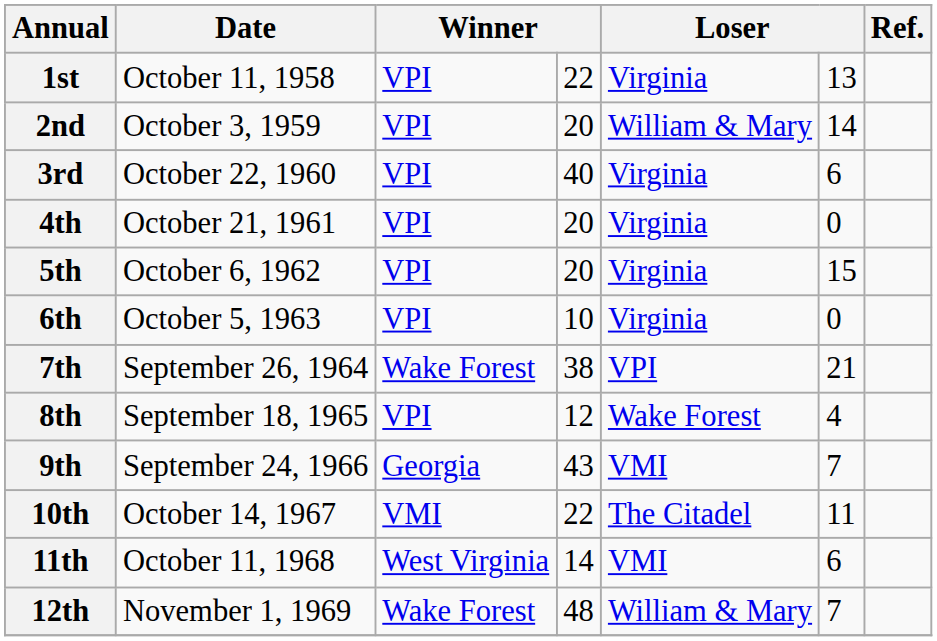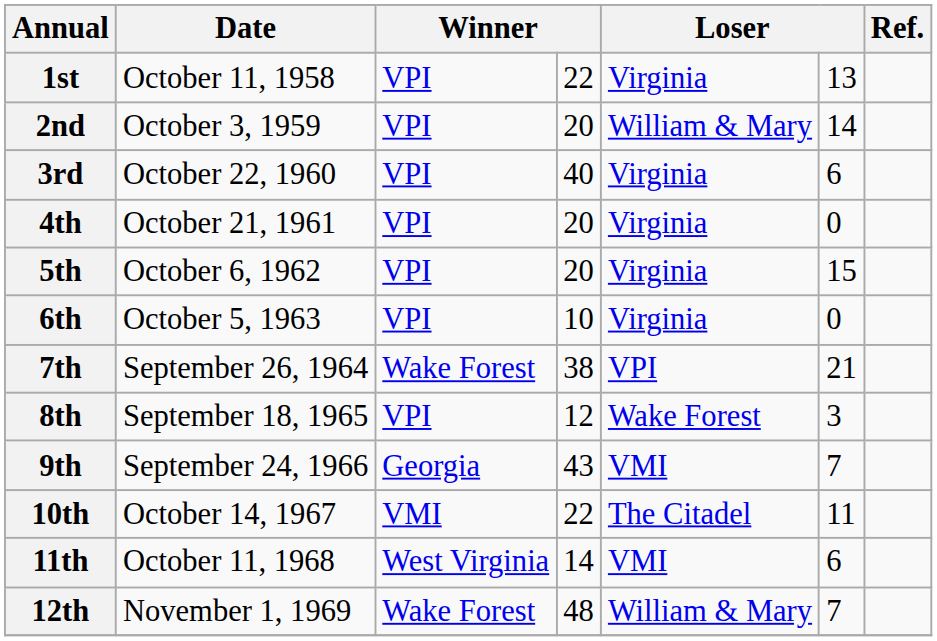(834, 416) 4 -> (834, 416) 3
